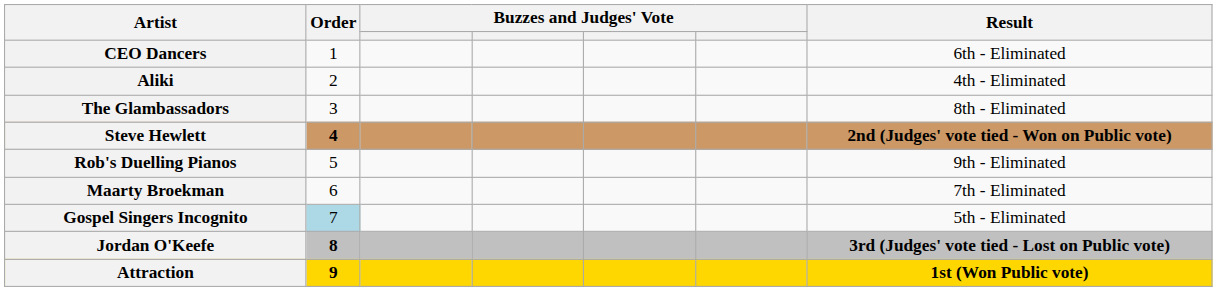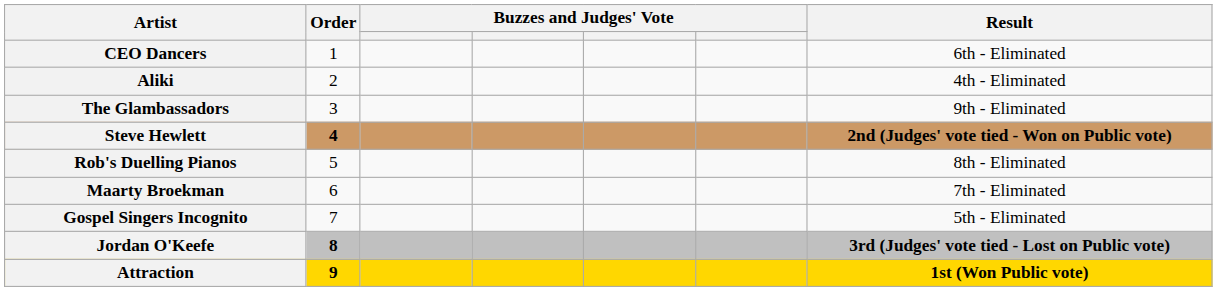(1010, 108) 8th - Eliminated -> (1010, 108) 9th - Eliminated
(1010, 163) 9th - Eliminated -> (1010, 163) 8th - Eliminated
(333, 218) lightblue background -> (333, 218) no background
